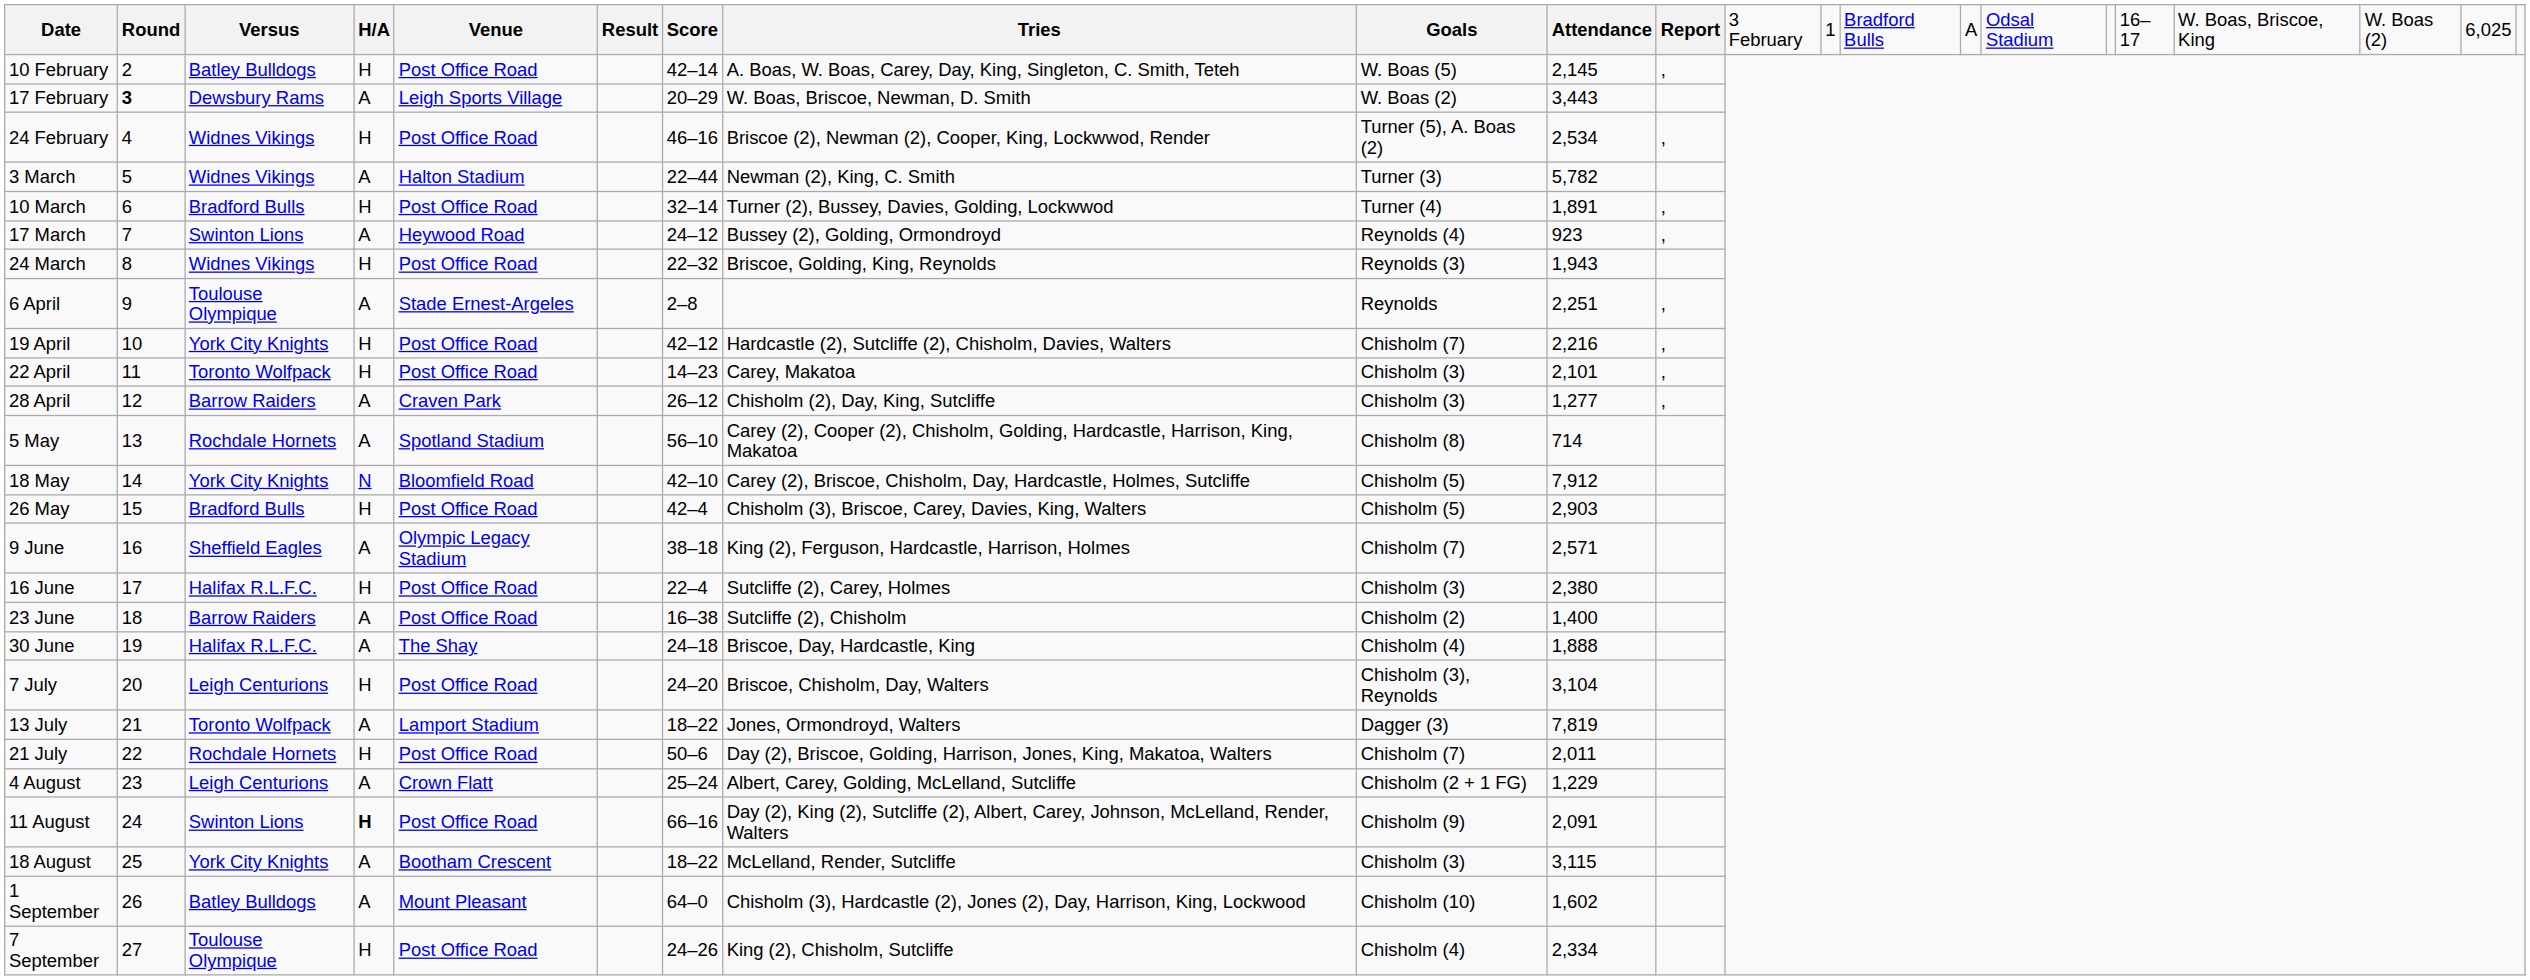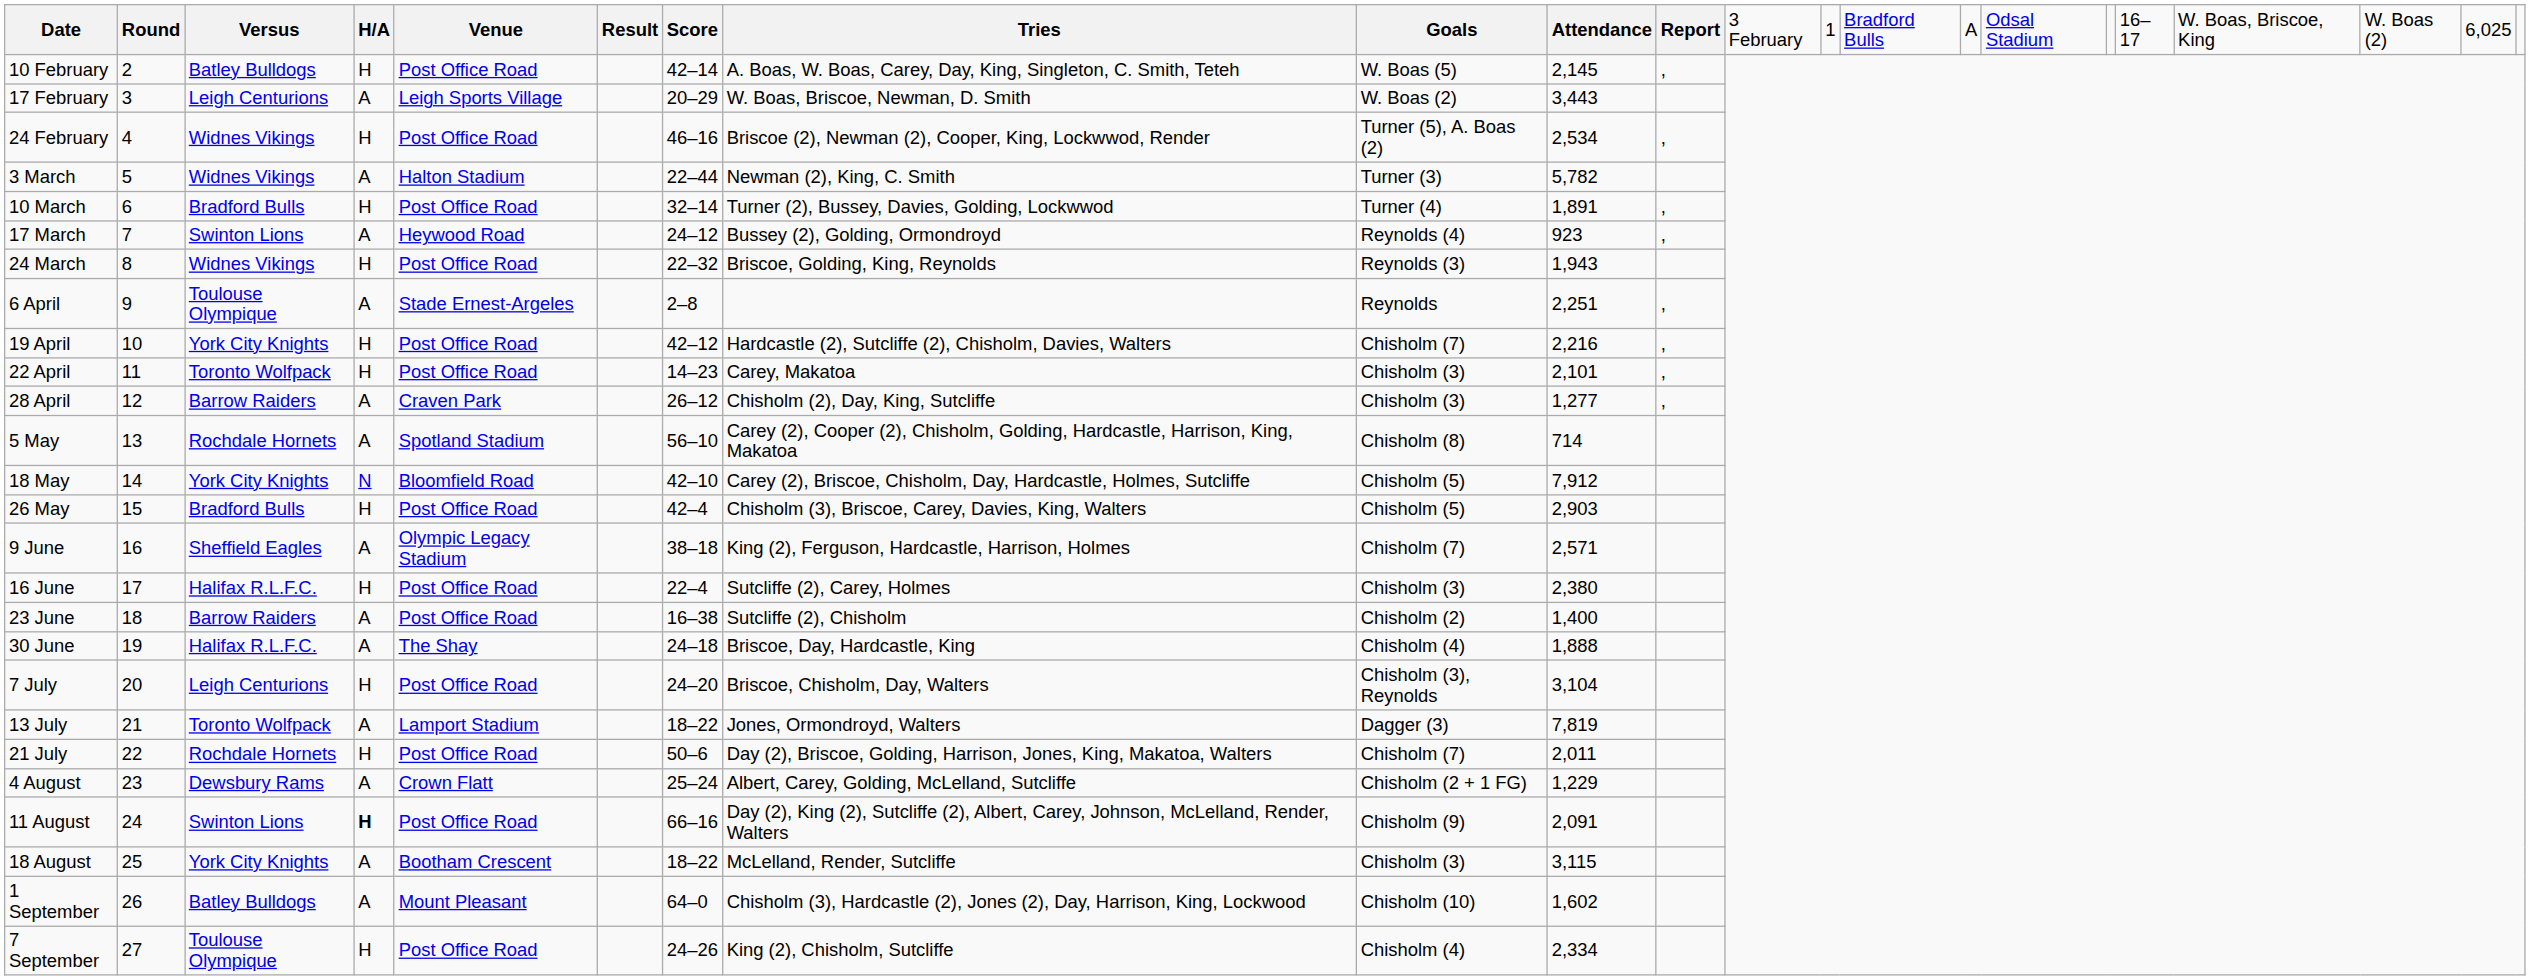(127, 98) bold -> (127, 98) normal
(256, 98) Dewsbury Rams -> (258, 98) Leigh Centurions
(258, 783) Leigh Centurions -> (256, 783) Dewsbury Rams
